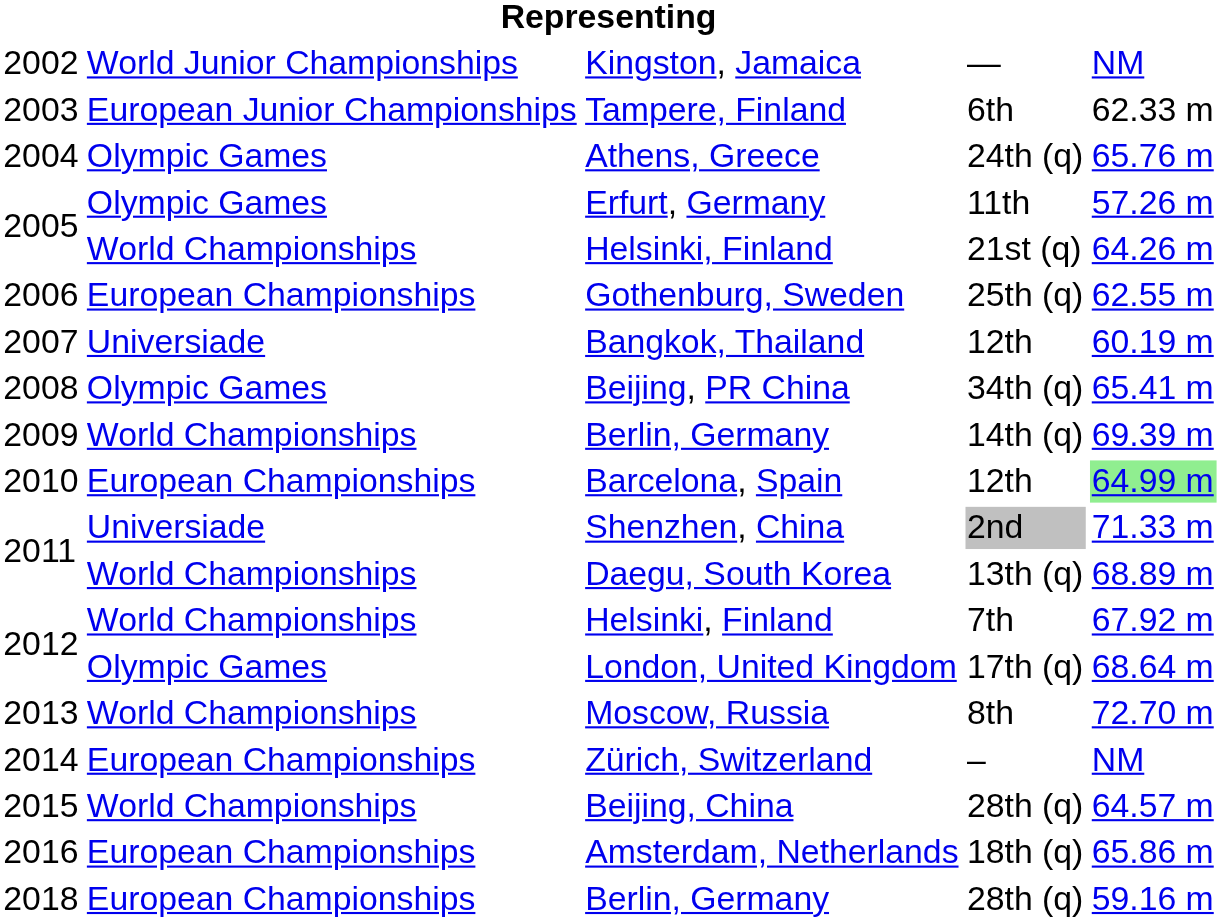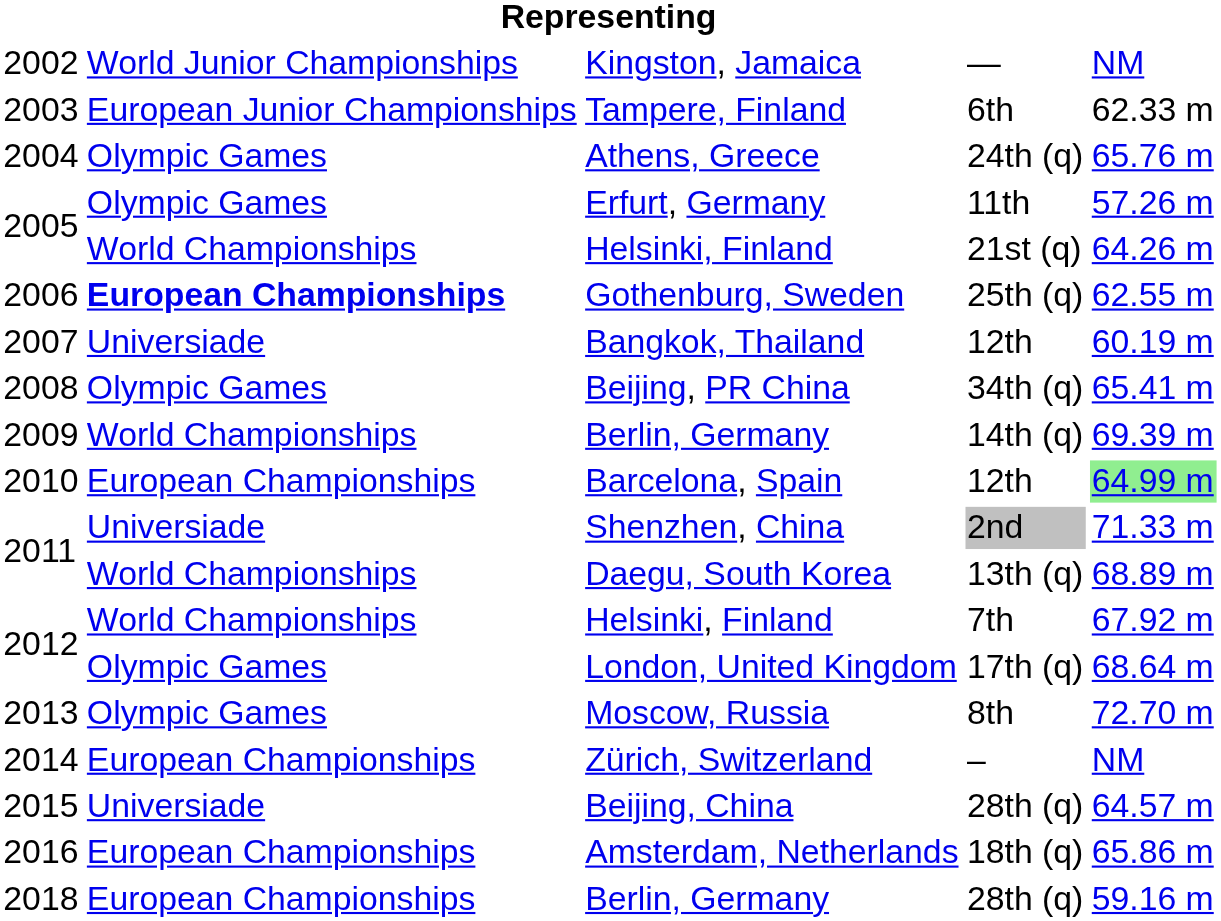(281, 295) normal -> (296, 295) bold
(252, 713) World Championships -> (207, 713) Olympic Games
(252, 805) World Championships -> (176, 805) Universiade
